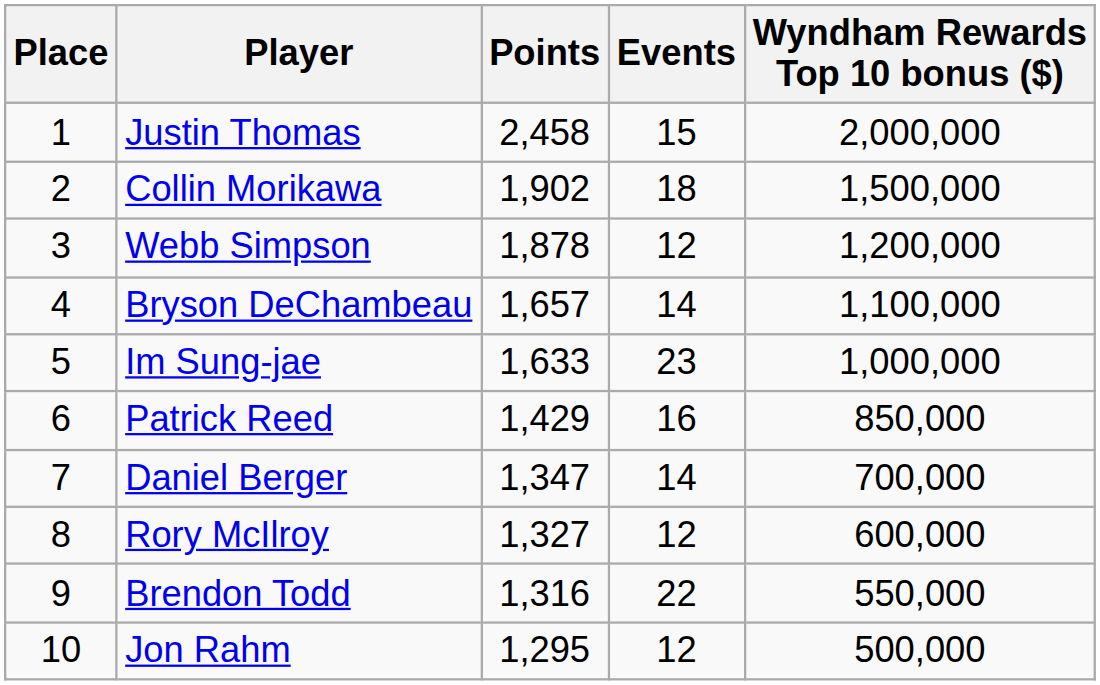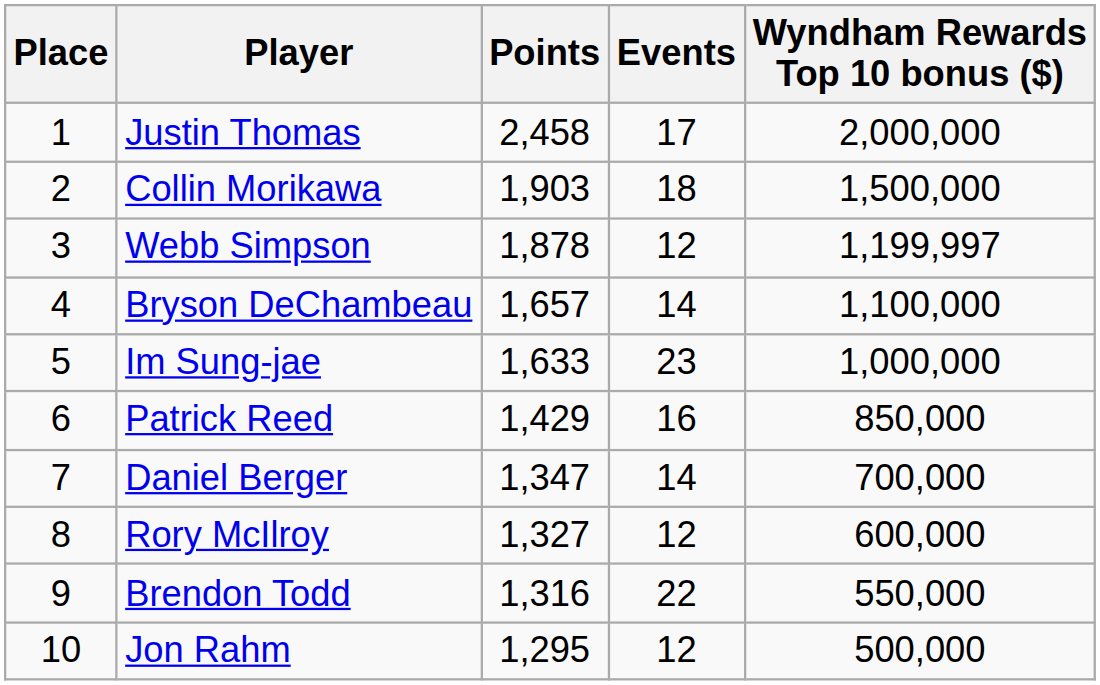(676, 131) 15 -> (676, 131) 17
(545, 189) 1,902 -> (545, 189) 1,903
(920, 246) 1,200,000 -> (920, 246) 1,199,997
